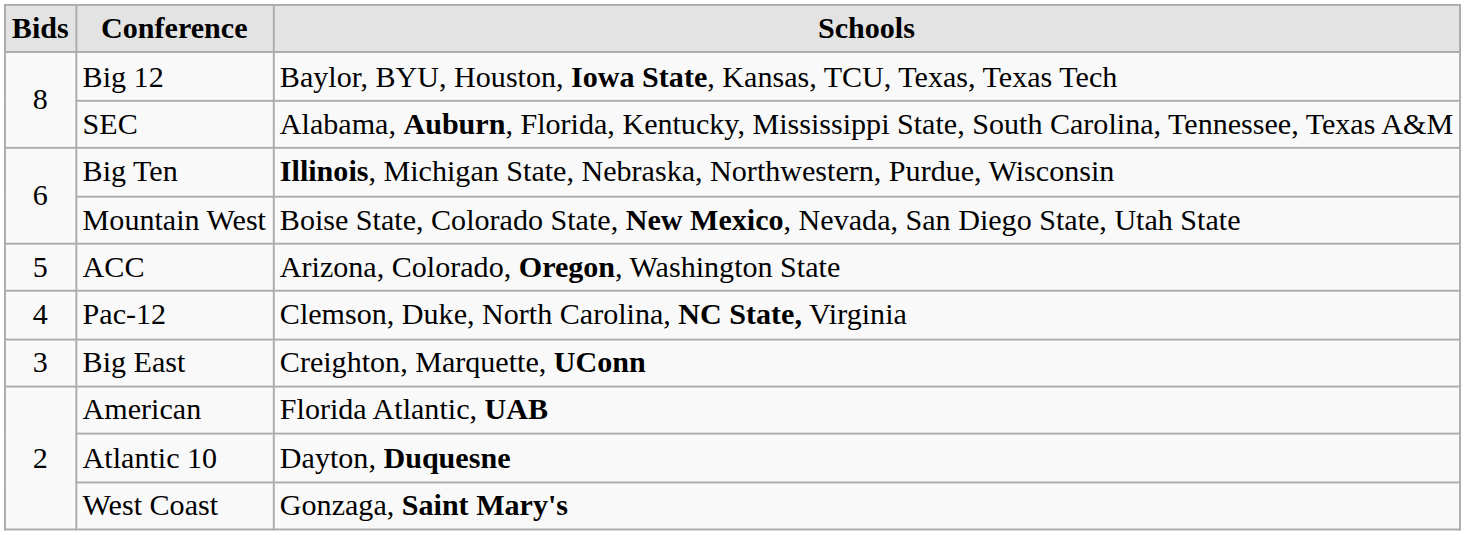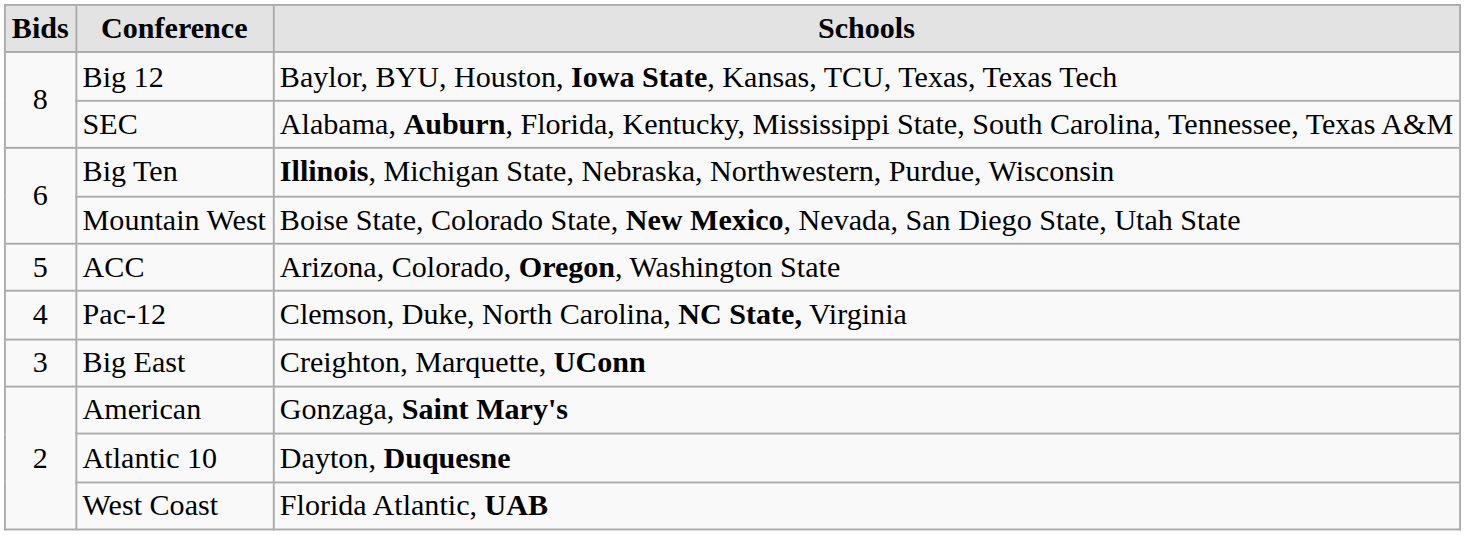(414, 409) Florida Atlantic, UAB -> (424, 409) Gonzaga, Saint Mary's
(424, 505) Gonzaga, Saint Mary's -> (414, 505) Florida Atlantic, UAB
